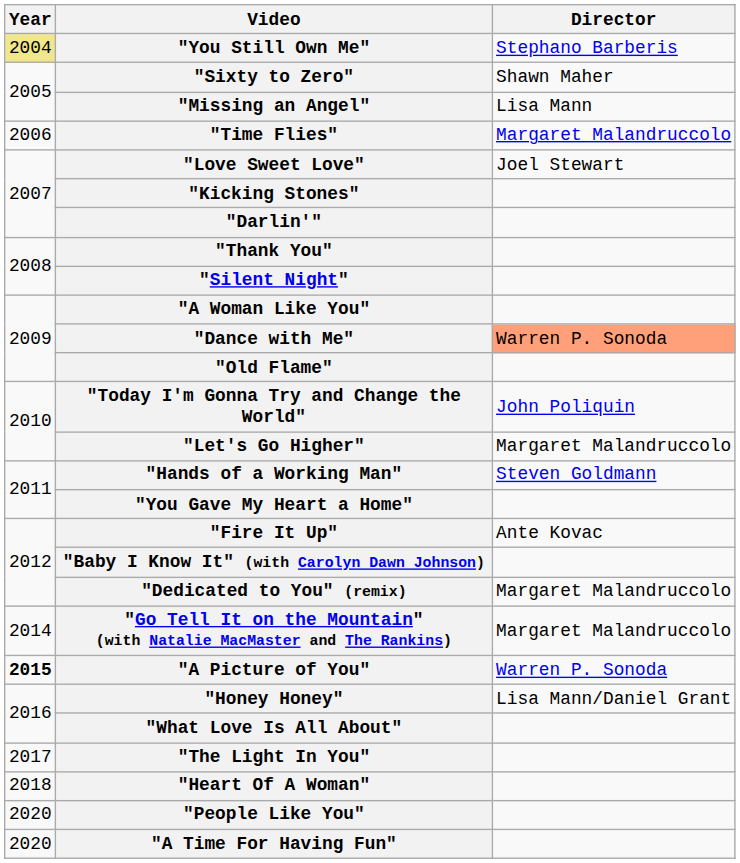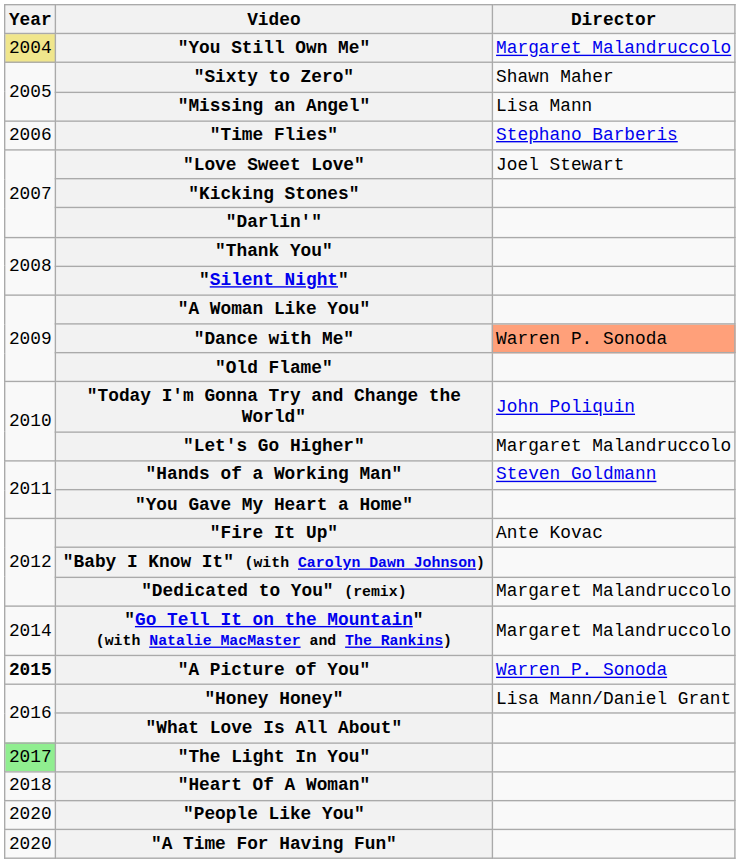(587, 48) Stephano Barberis -> (614, 48) Margaret Malandruccolo
(614, 135) Margaret Malandruccolo -> (587, 135) Stephano Barberis
(30, 757) no background -> (30, 757) lightgreen background
